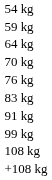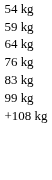- row: (19, 62)
- row: (19, 115)
- row: (22, 151)
